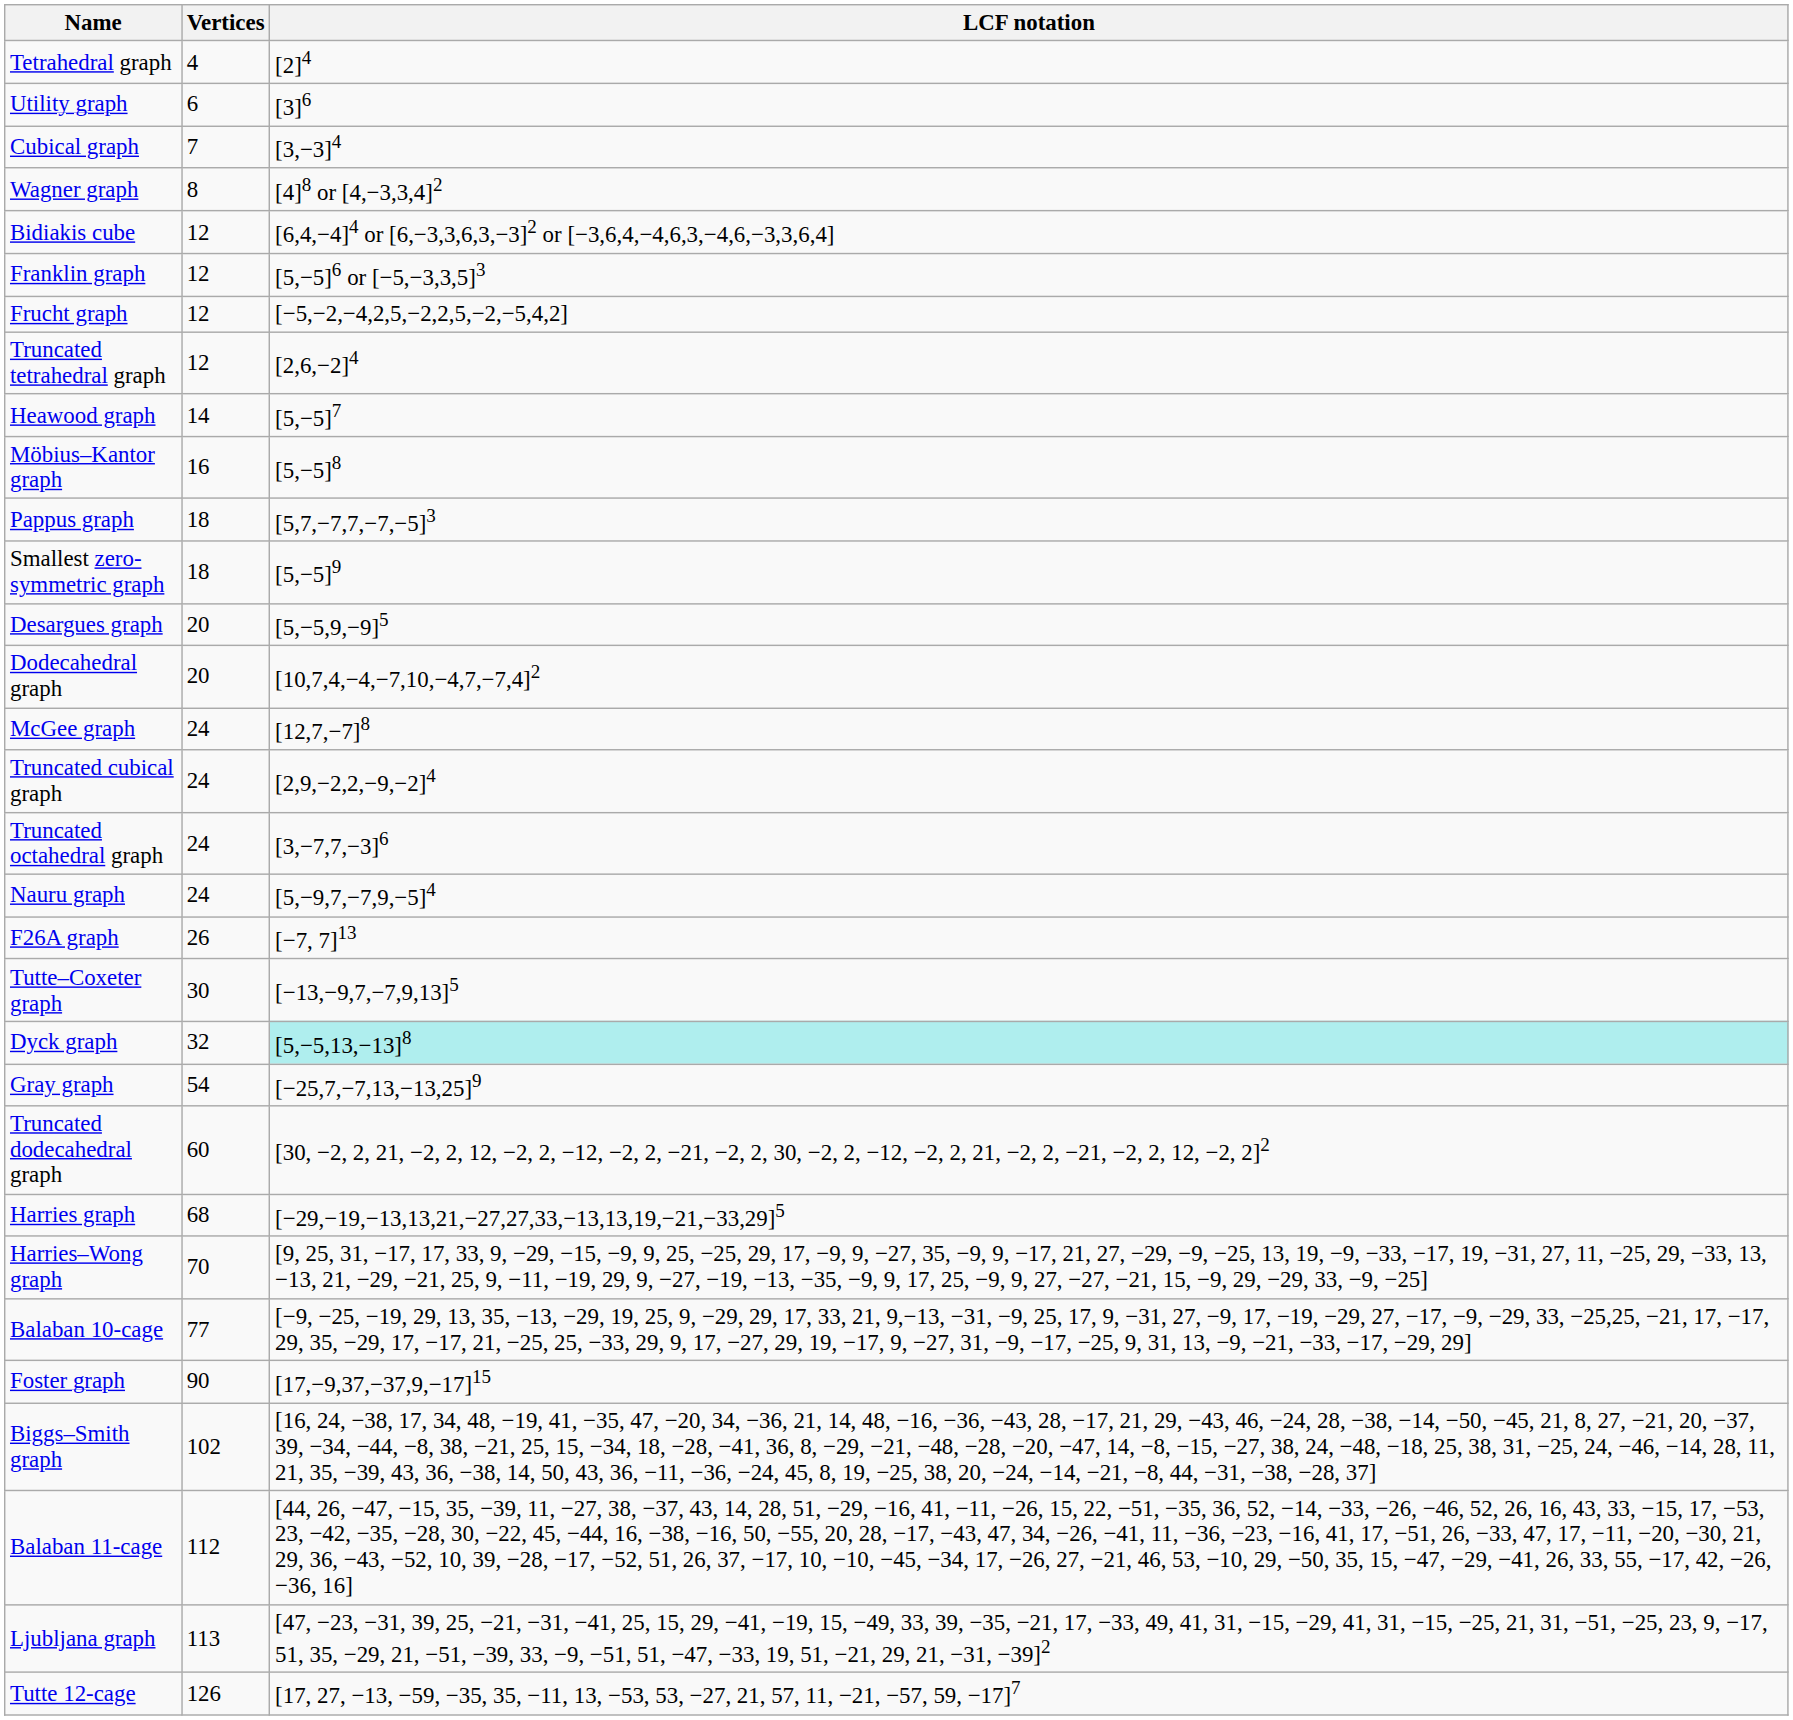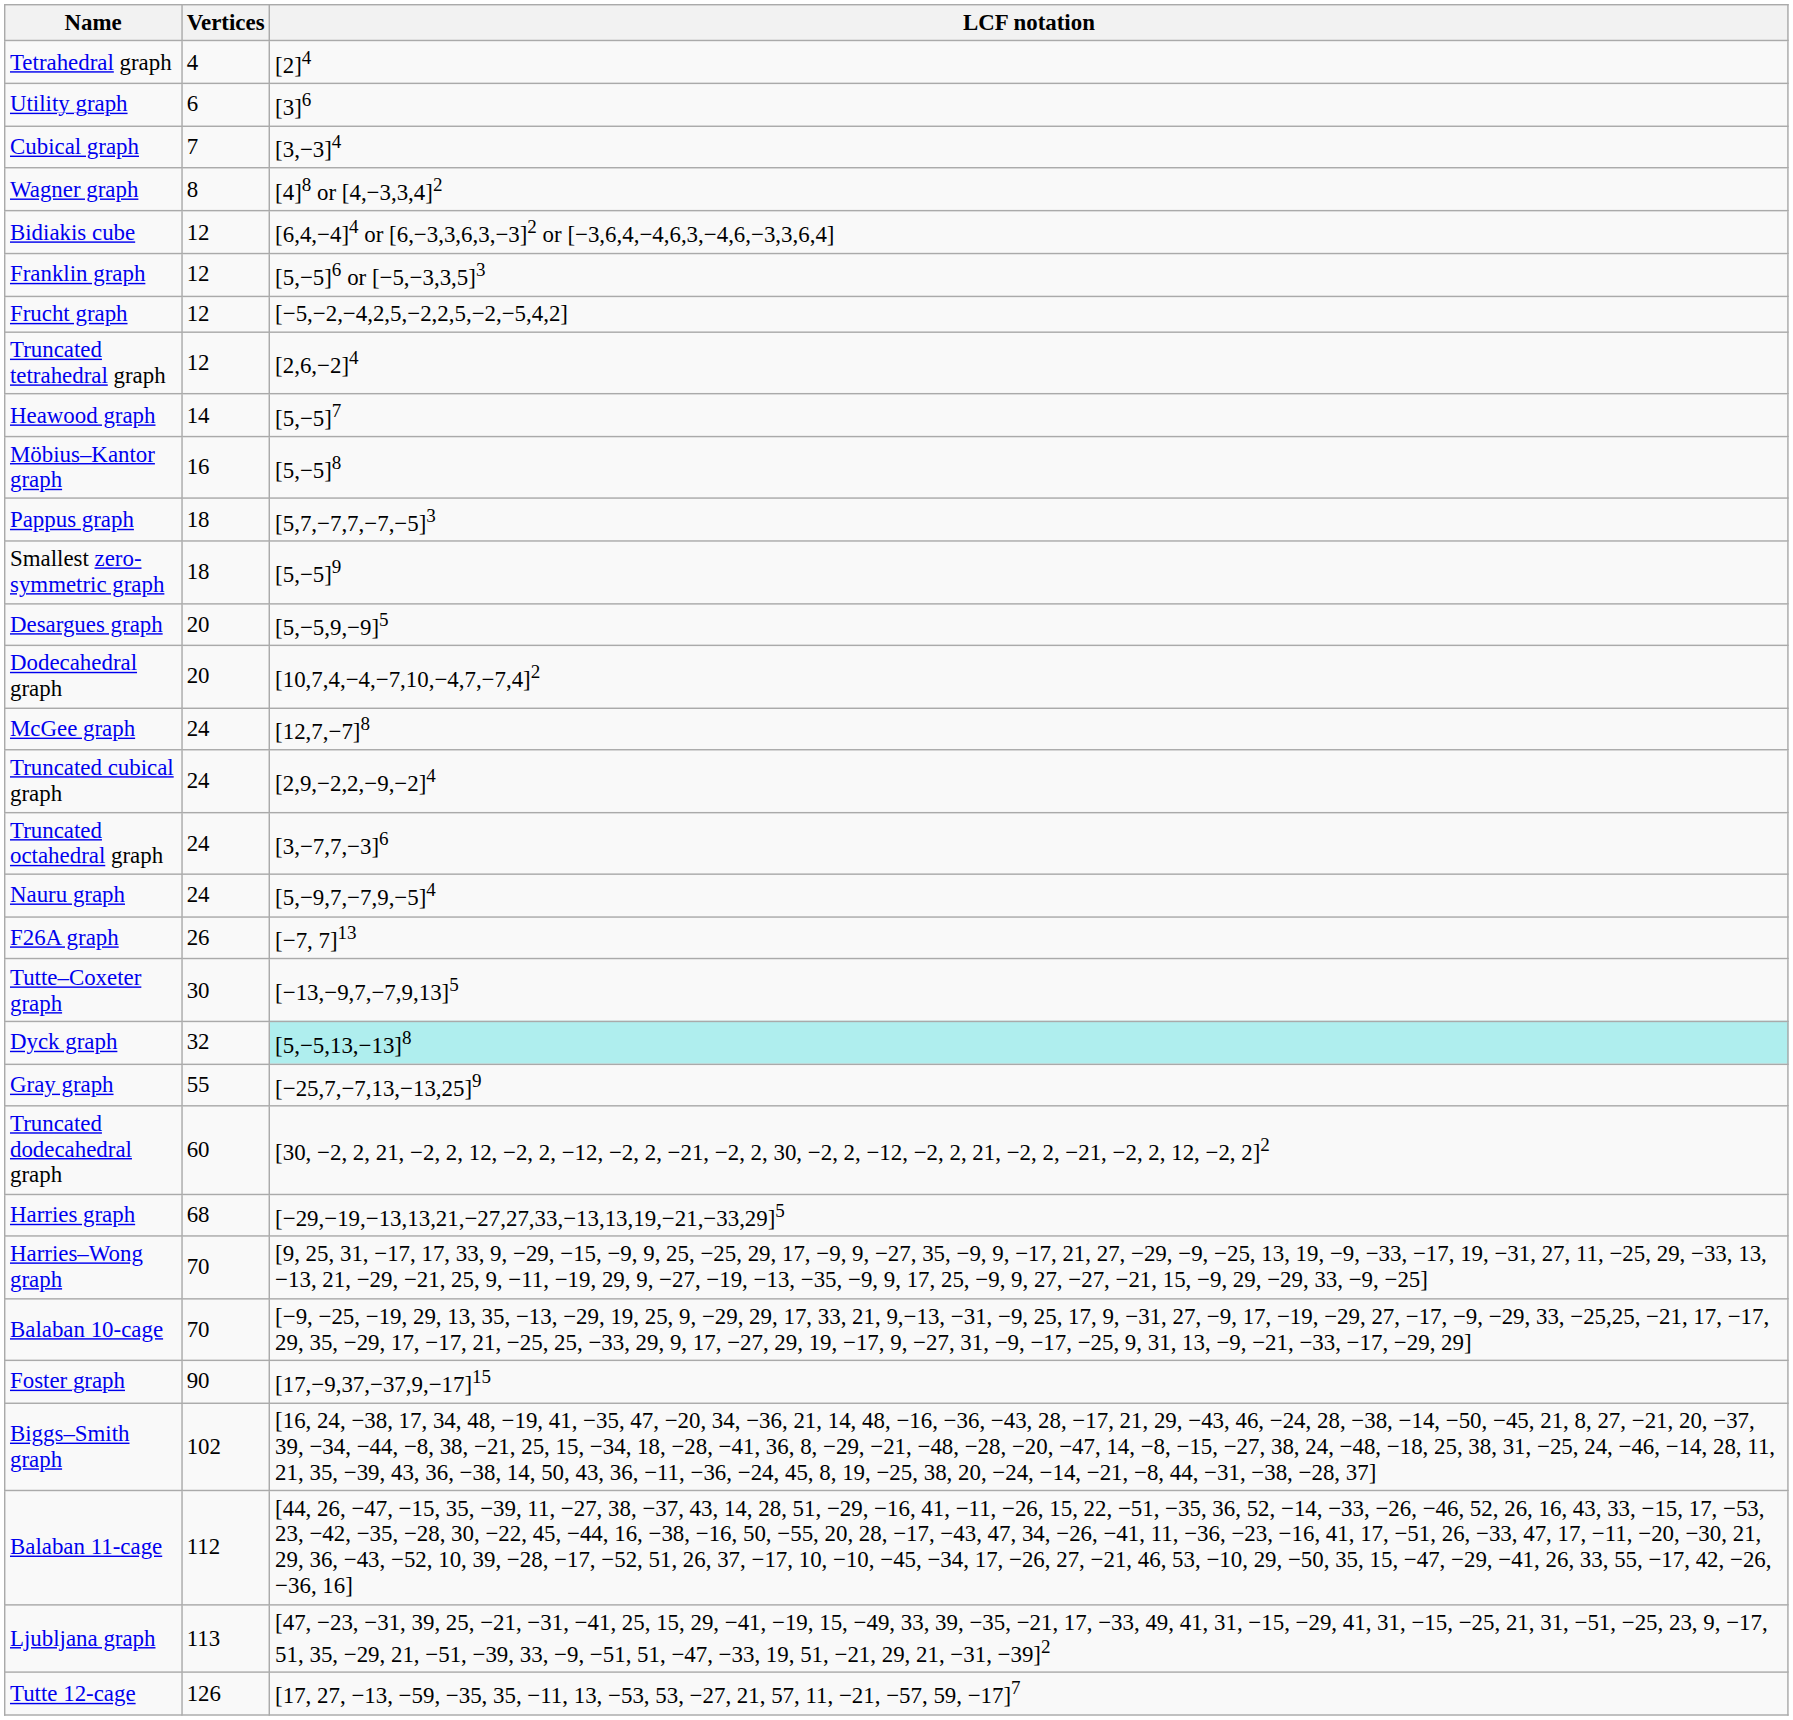(198, 1084) 54 -> (198, 1084) 55
(198, 1329) 77 -> (198, 1329) 70
